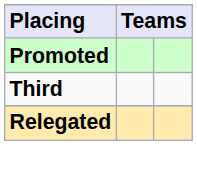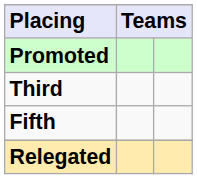+ row: (33, 122)
